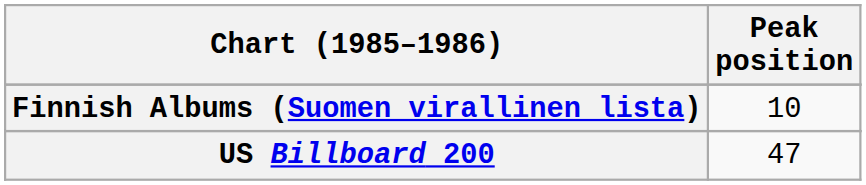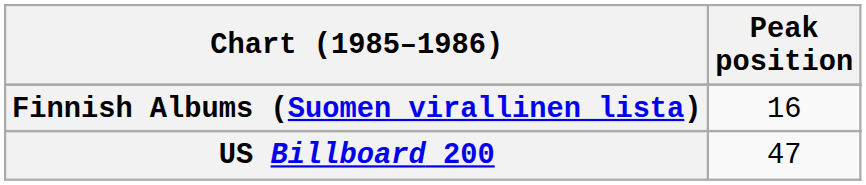(784, 108) 10 -> (784, 108) 16
